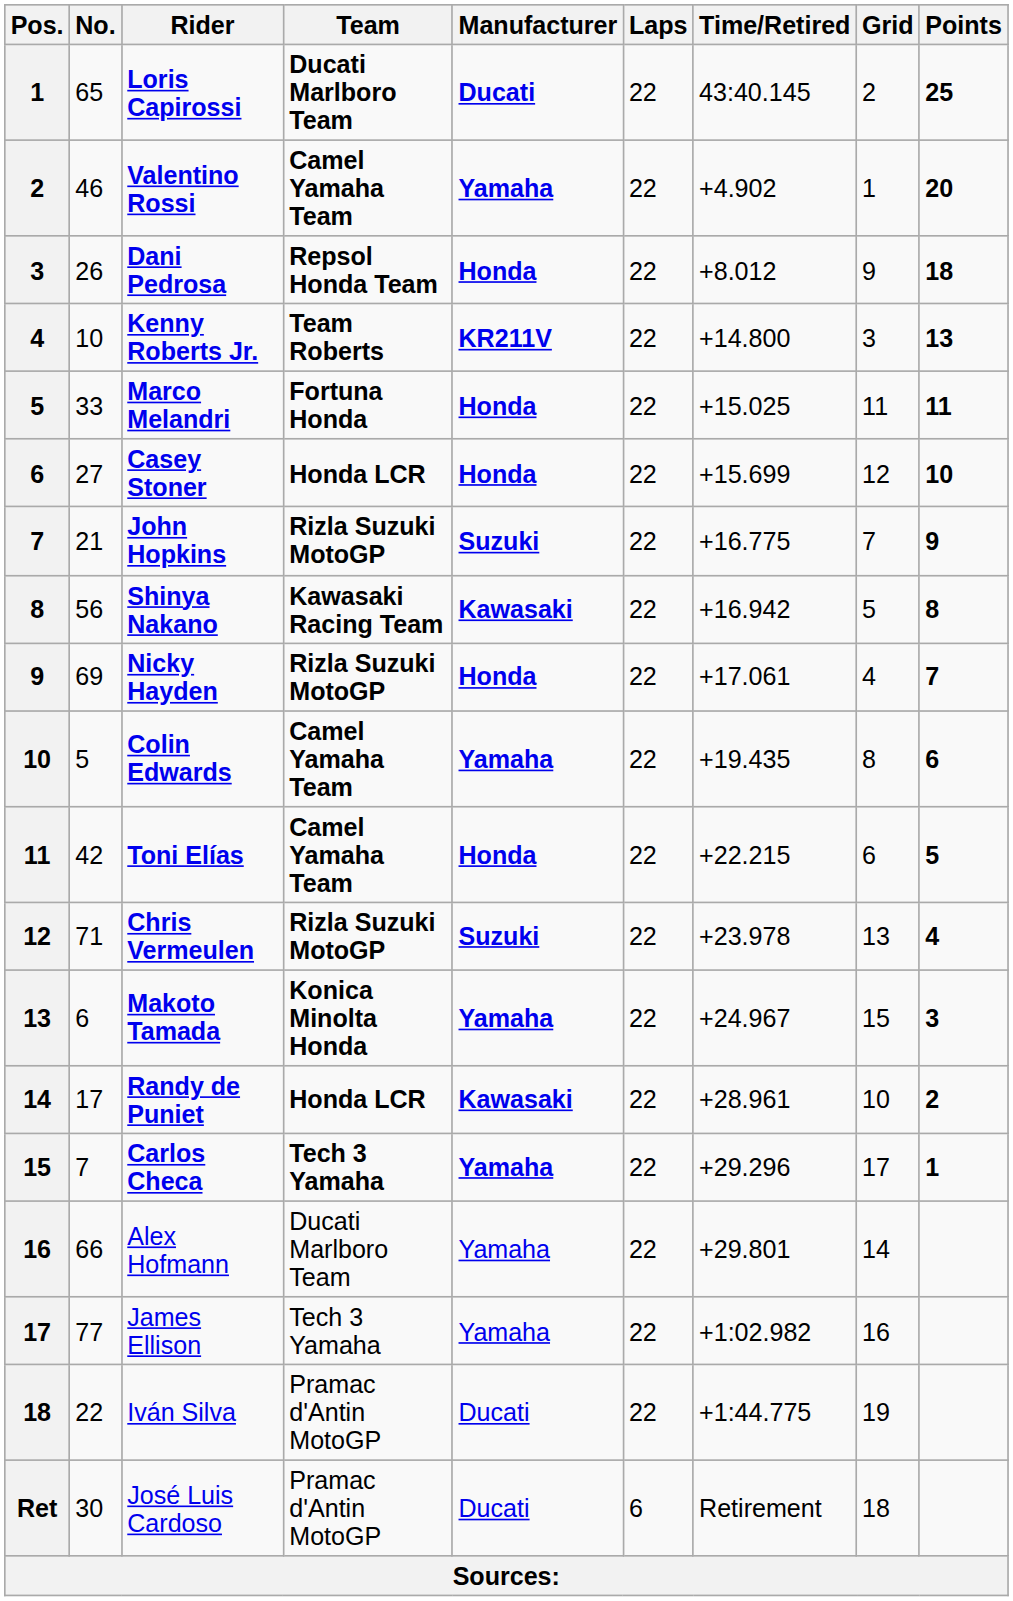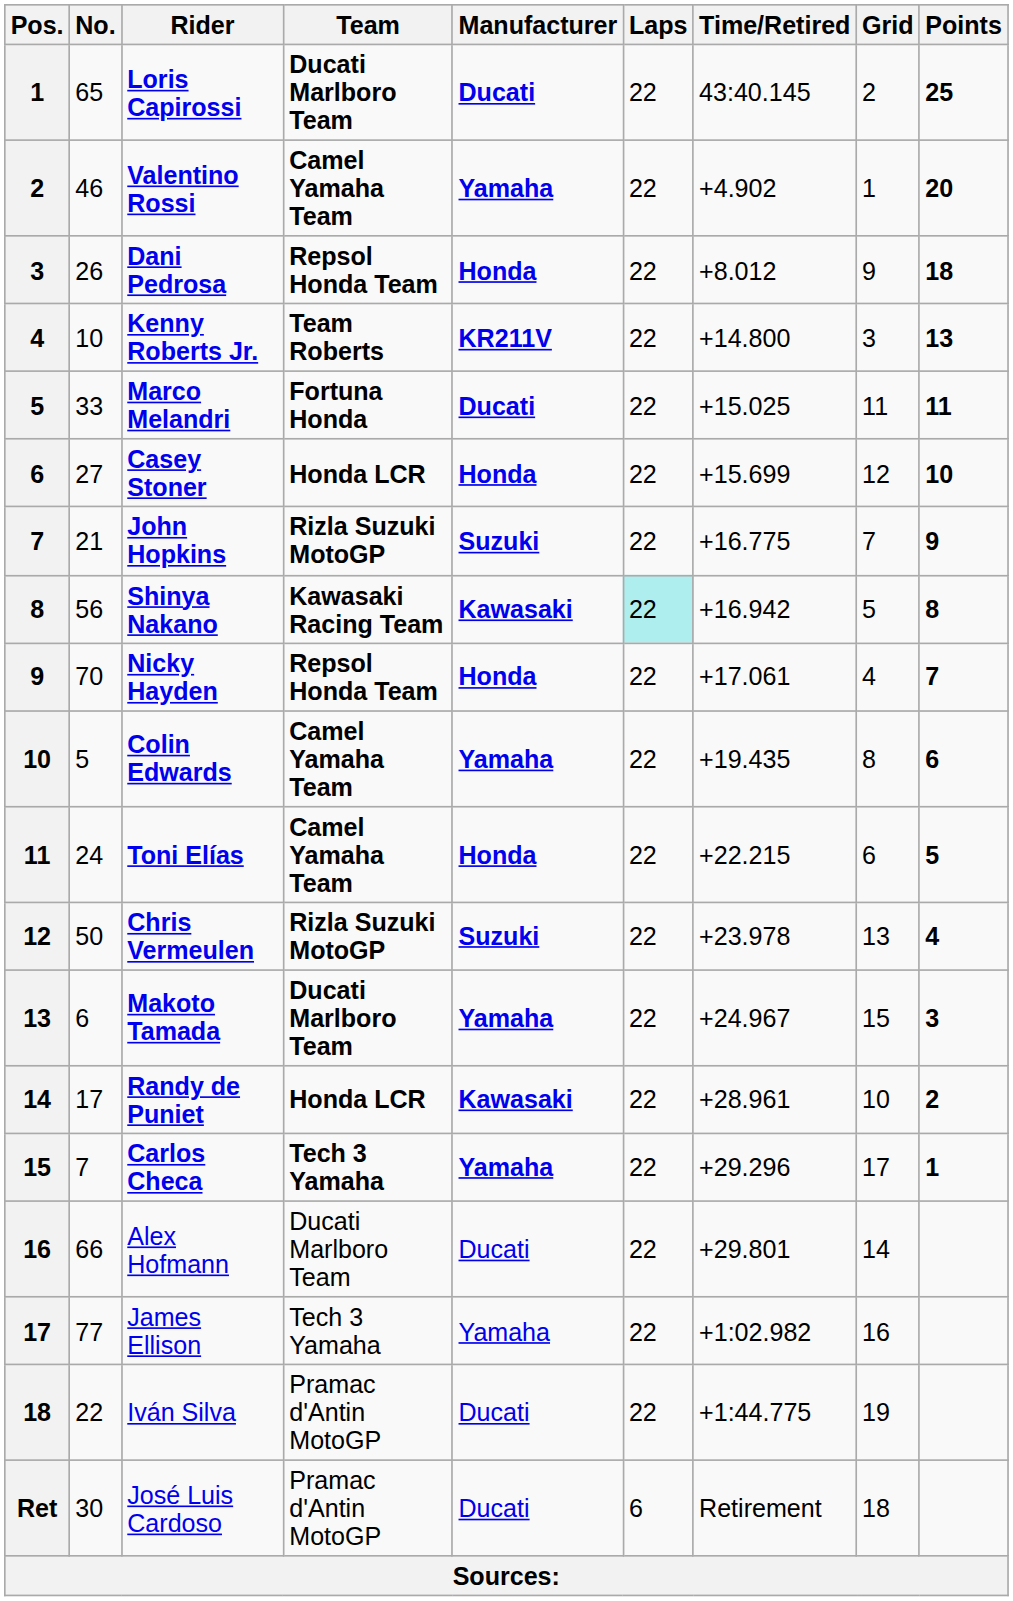(498, 406) Honda -> (497, 406) Ducati
(643, 609) no background -> (643, 609) paleturquoise background
(89, 677) 69 -> (89, 677) 70
(362, 677) Rizla Suzuki MotoGP -> (364, 677) Repsol Honda Team
(89, 854) 42 -> (89, 854) 24
(89, 936) 71 -> (89, 936) 50
(333, 1018) Konica Minolta Honda -> (343, 1018) Ducati Marlboro Team
(504, 1249) Yamaha -> (494, 1249) Ducati
